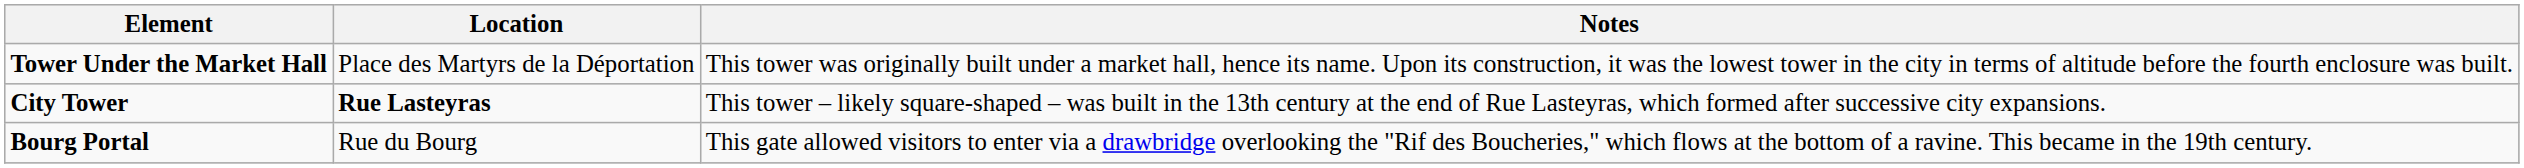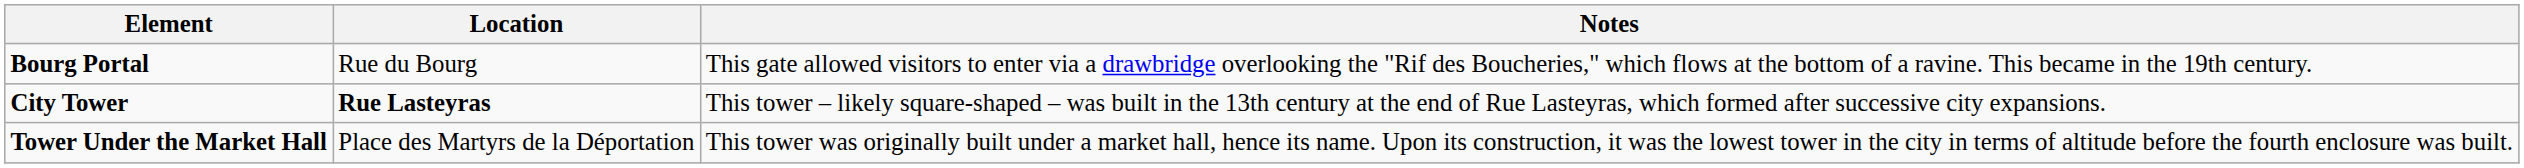rows swapped: (80, 142) <-> (169, 63)
